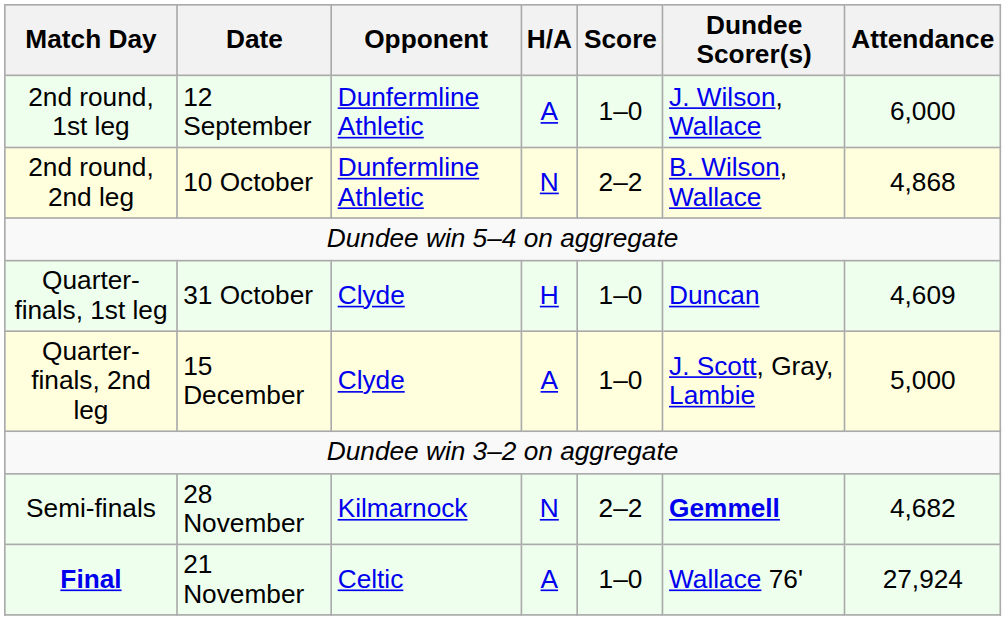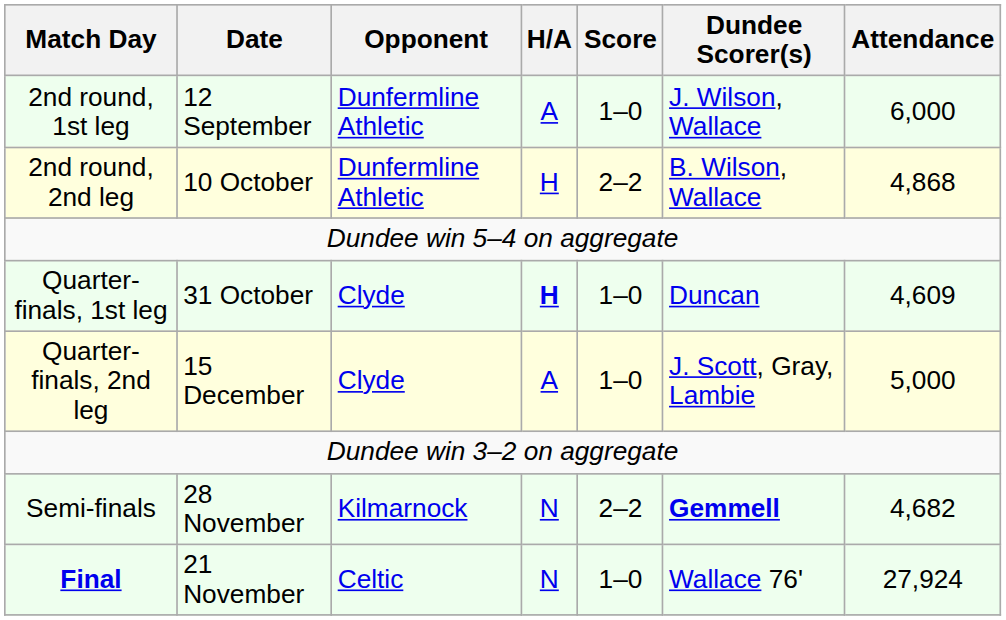(549, 182) N -> (549, 182) H
(549, 295) normal -> (549, 295) bold
(549, 579) A -> (549, 579) N
